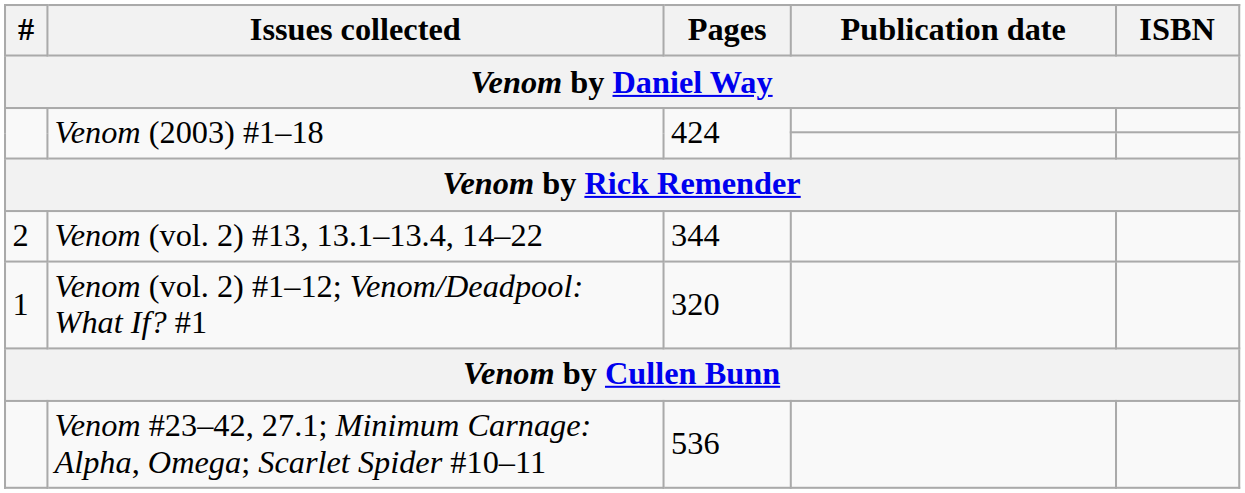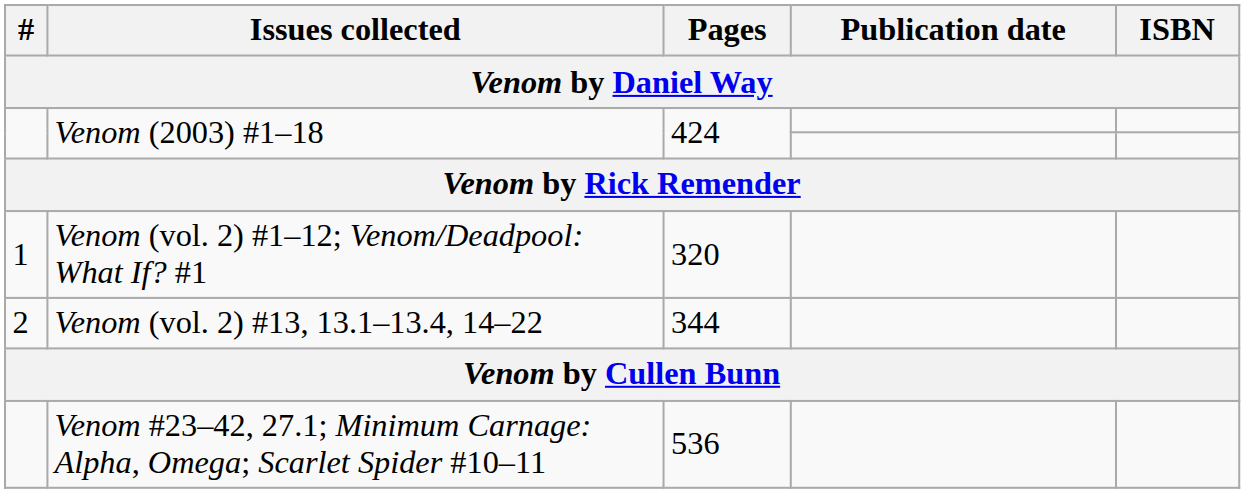rows swapped: (319, 304) <-> (299, 235)
